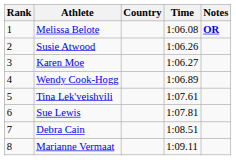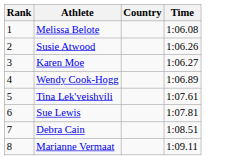- column: (216, 12)
